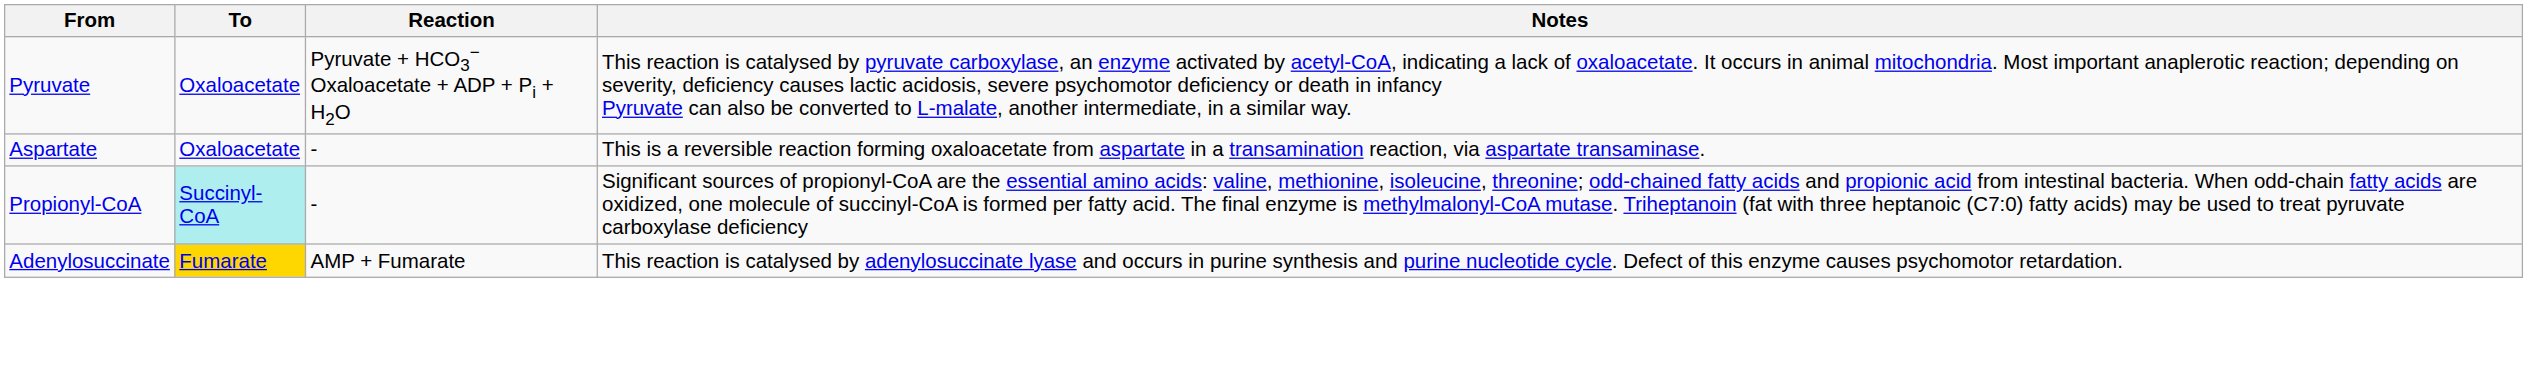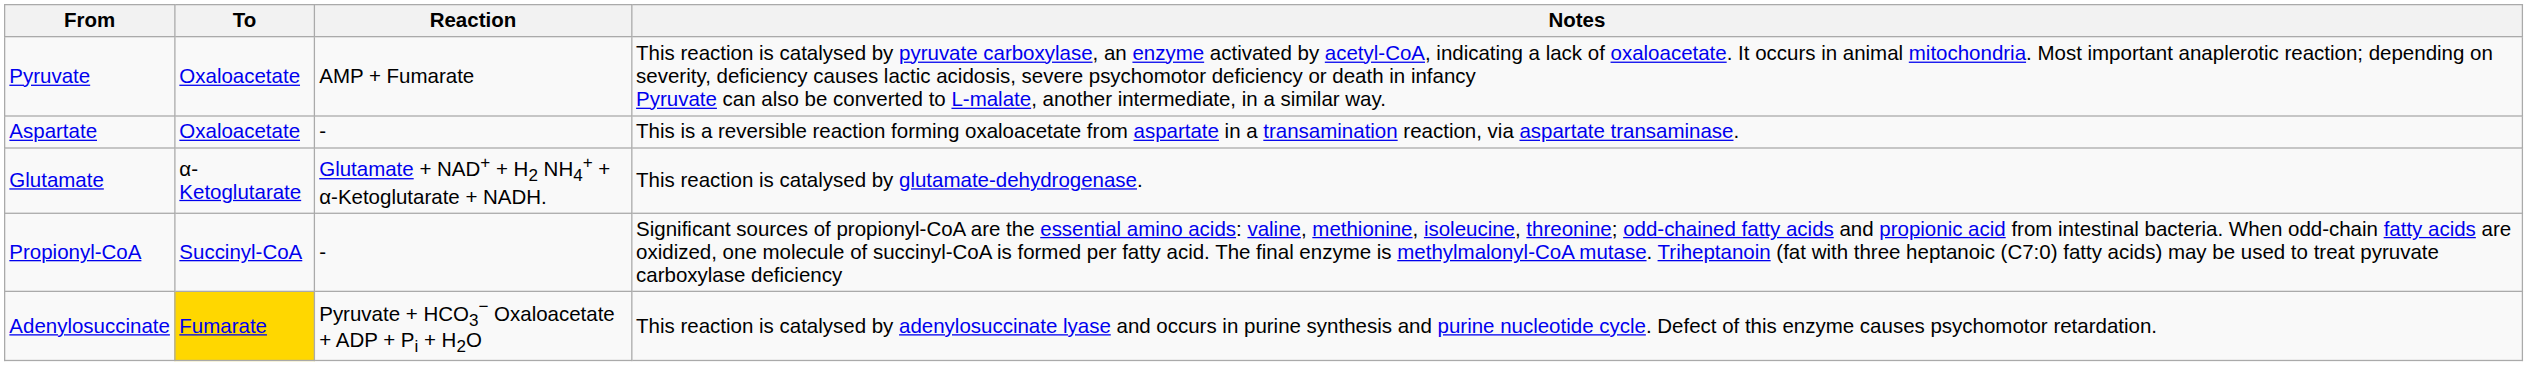(432, 85) Pyruvate + HCO3− Oxaloacetate + ADP + Pi + H2O -> (397, 76) AMP + Fumarate
+ row: (57, 180)
(221, 205) paleturquoise background -> (241, 252) no background
(388, 260) AMP + Fumarate -> (467, 326) Pyruvate + HCO3− Oxaloacetate + ADP + Pi + H2O
